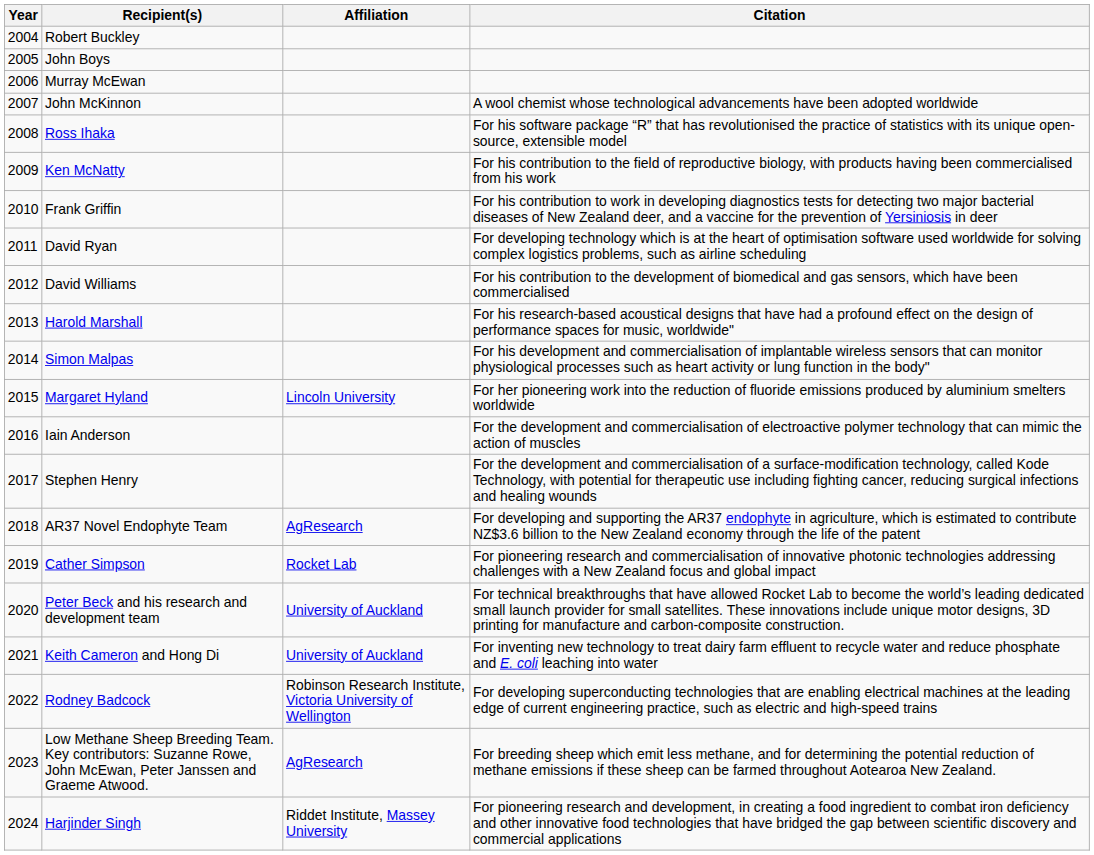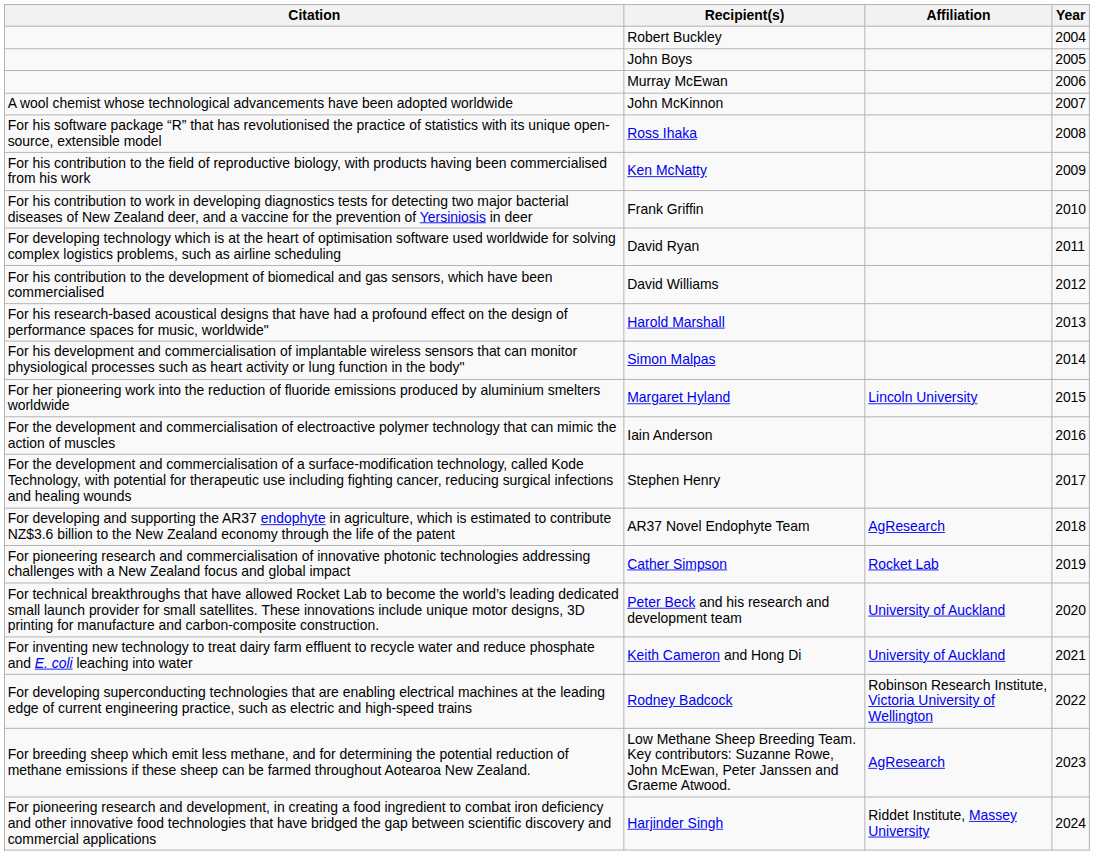columns swapped: (23, 15) <-> (780, 15)
